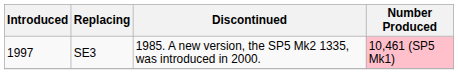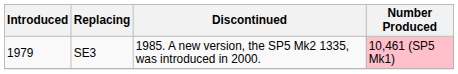(20, 52) 1997 -> (20, 52) 1979
